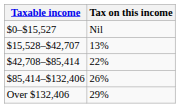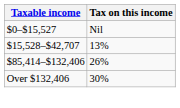- row: (43, 62)
(99, 95) 29% -> (99, 78) 30%
